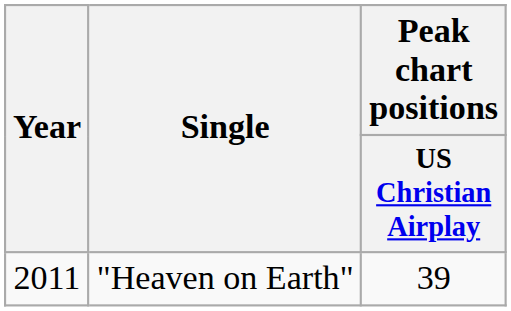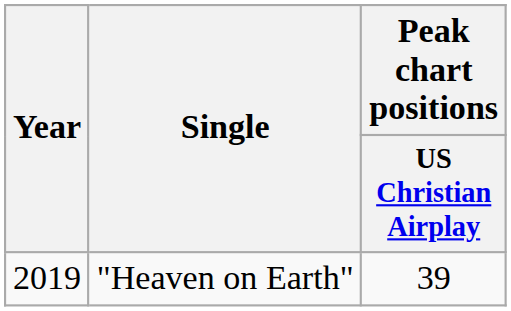(47, 277) 2011 -> (47, 277) 2019
